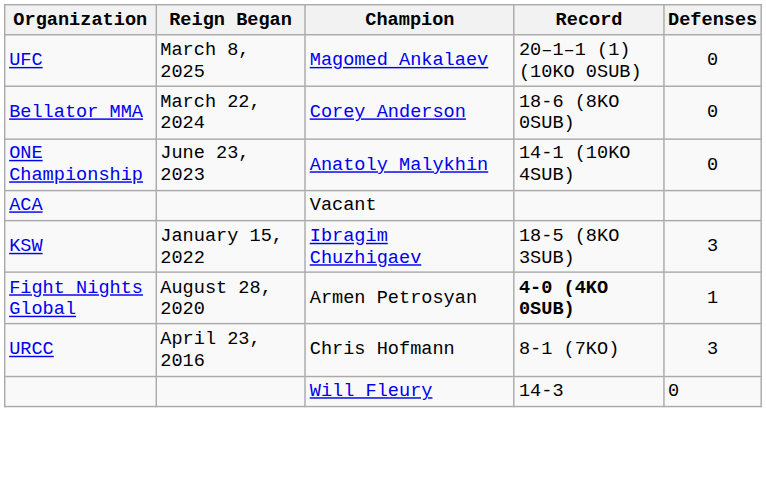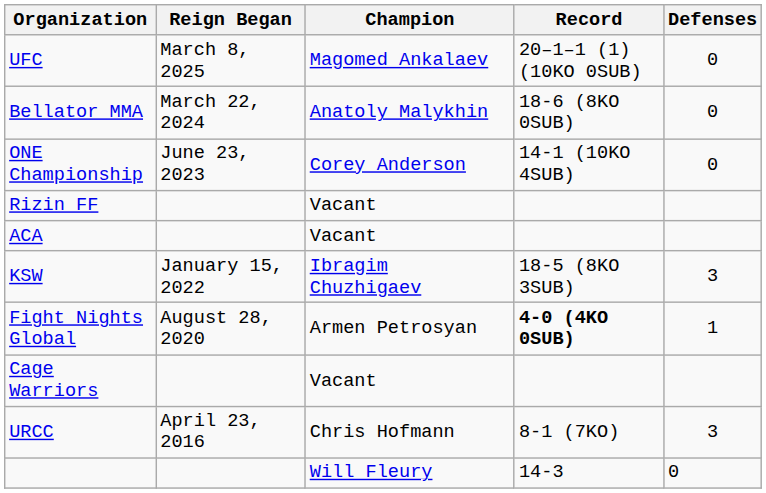(388, 113) Corey Anderson -> (399, 113) Anatoly Malykhin
(399, 164) Anatoly Malykhin -> (388, 164) Corey Anderson
+ row: (54, 205)
+ row: (54, 380)
